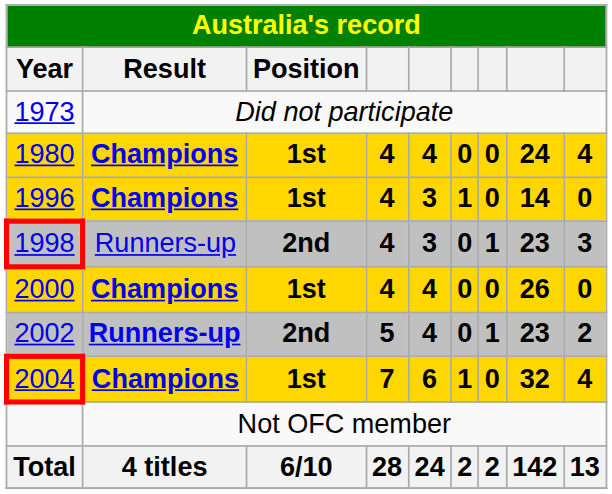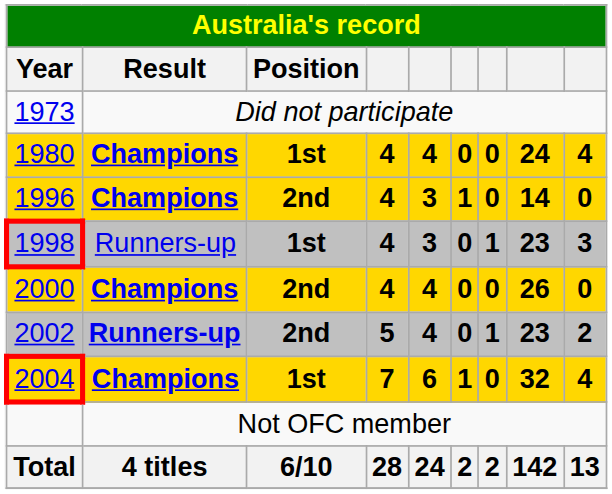(306, 198) 1st -> (306, 198) 2nd
(306, 243) 2nd -> (306, 243) 1st
(306, 289) 1st -> (306, 289) 2nd
